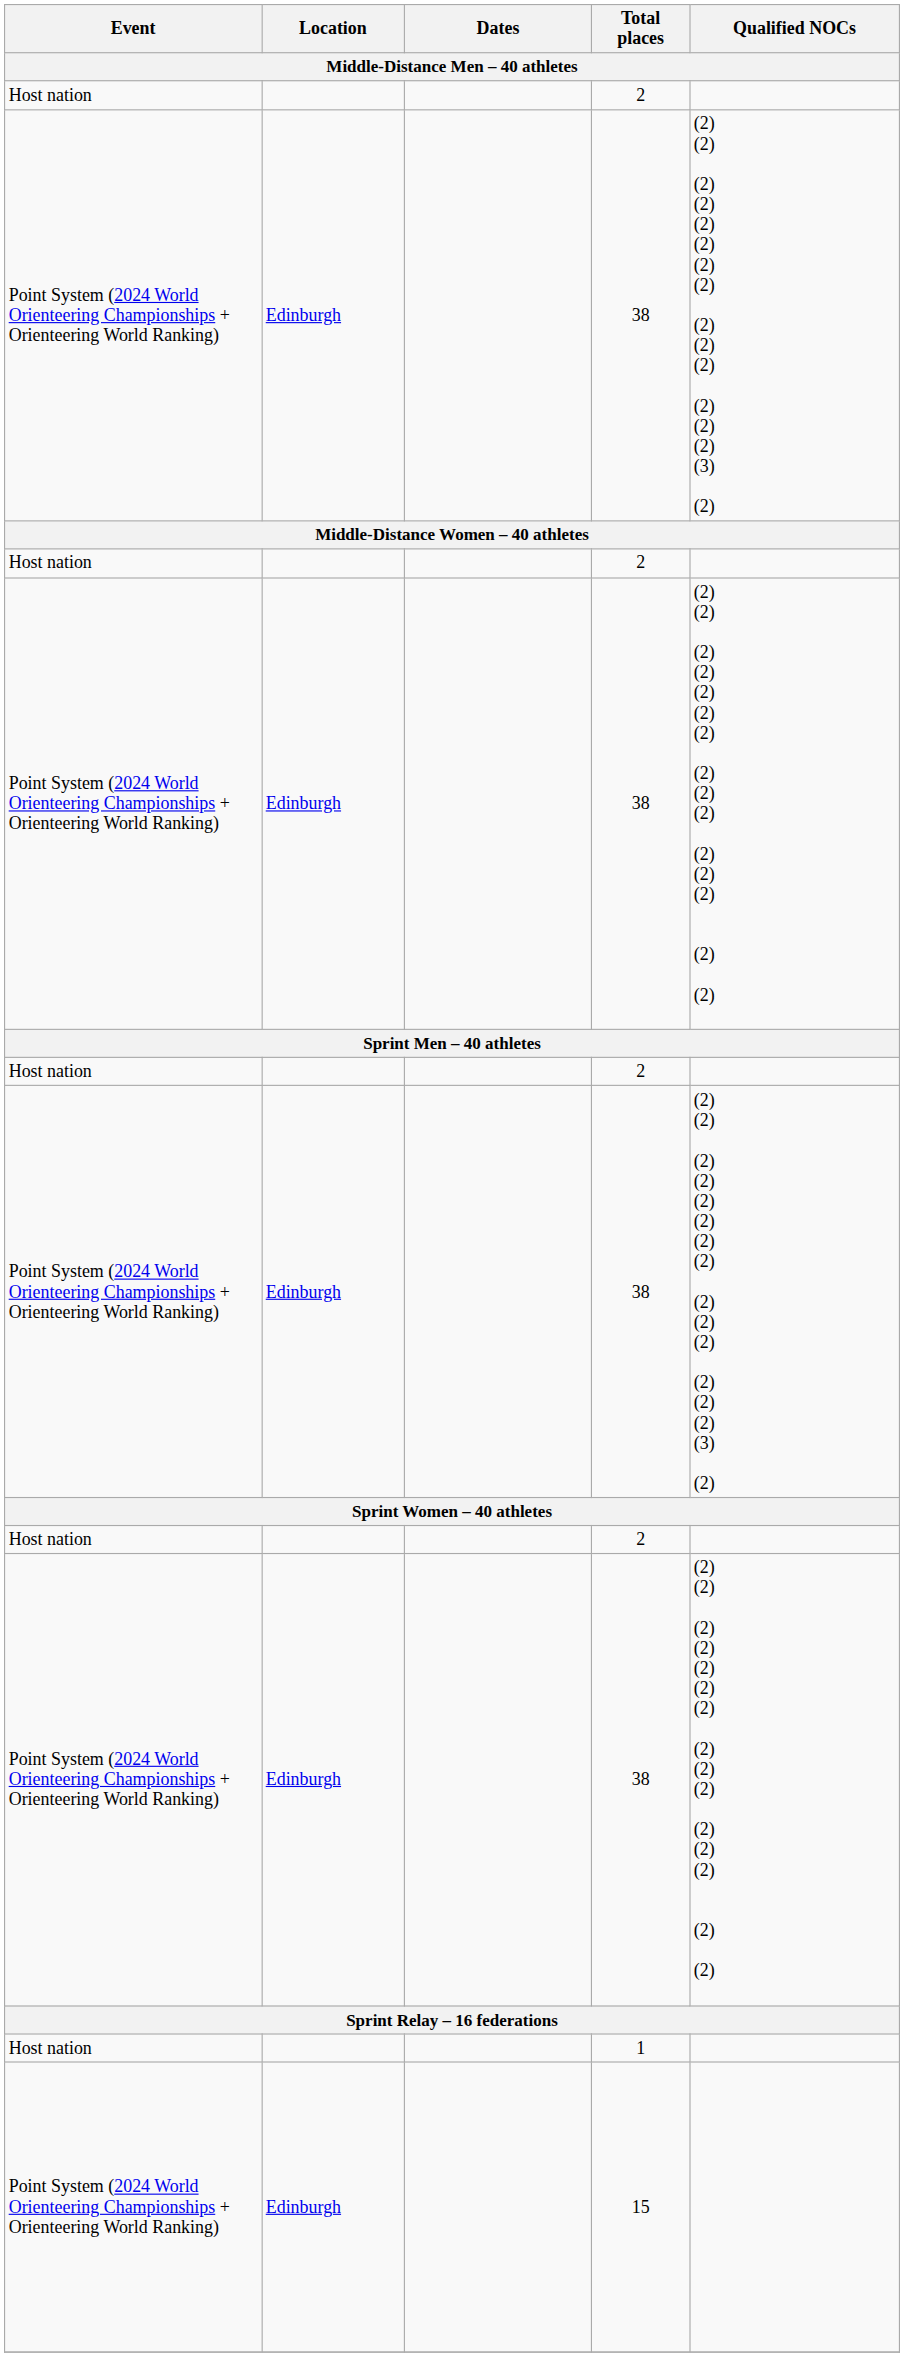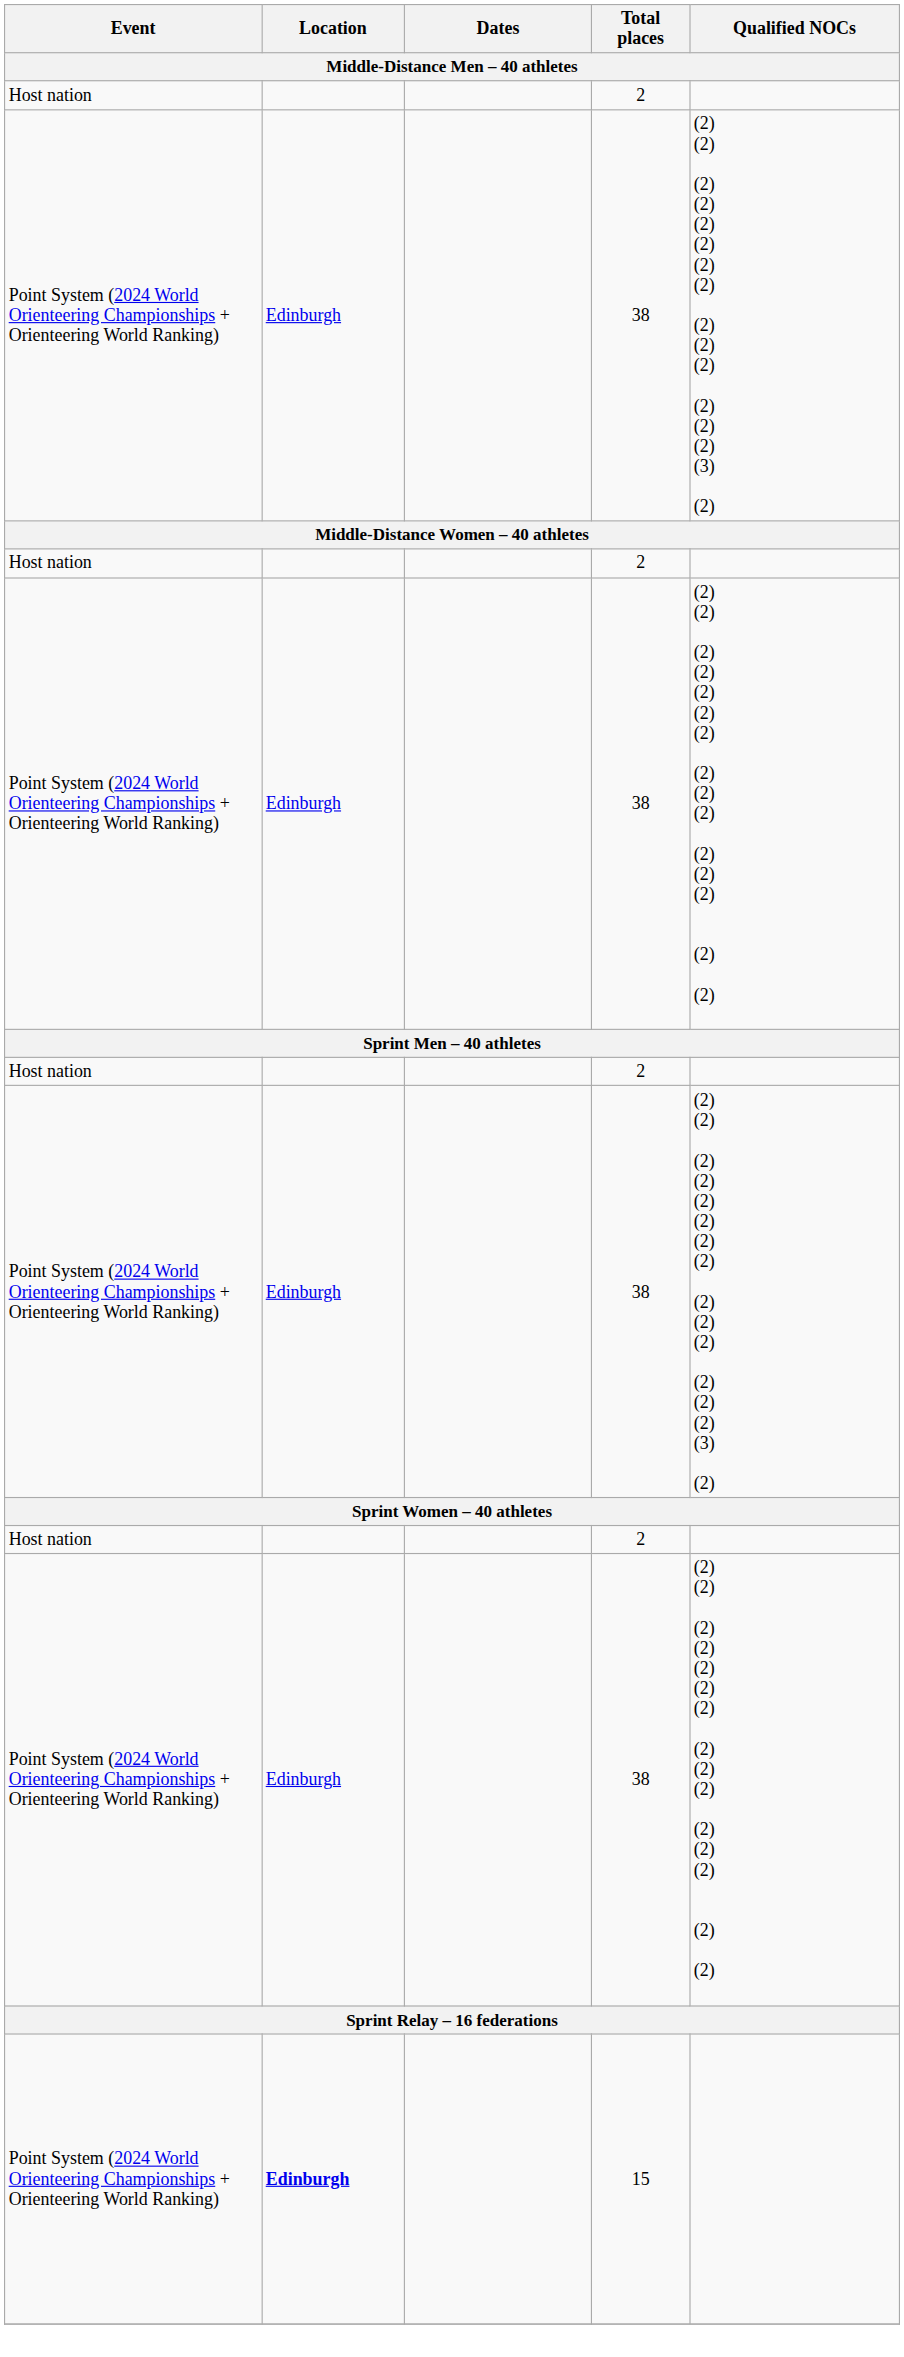- row: (50, 2047)
(303, 2207) normal -> (308, 2178) bold
